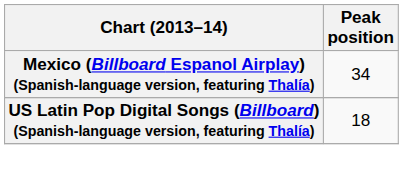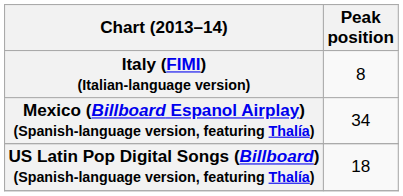+ row: (164, 74)
